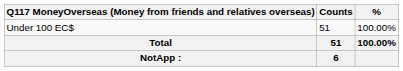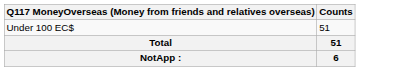- column: (377, 12)
